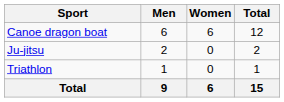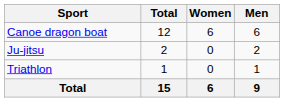columns swapped: (164, 13) <-> (257, 13)
